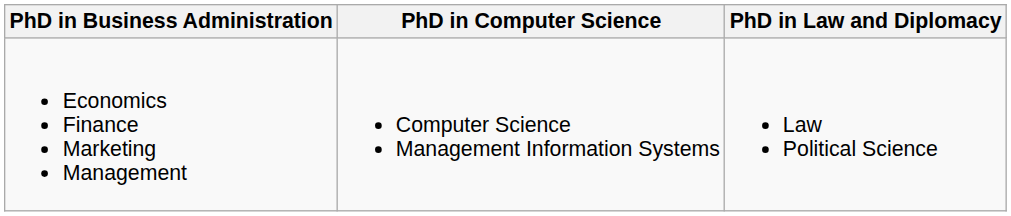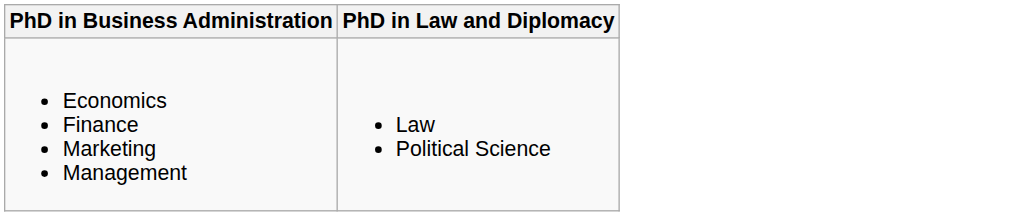- column: (531, 21)
